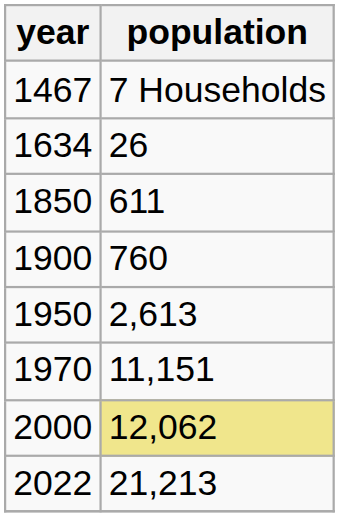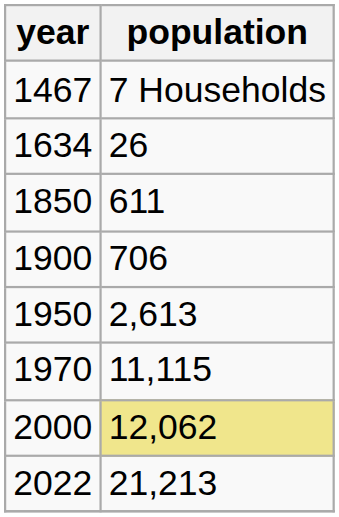(138, 257) 760 -> (138, 257) 706
(162, 370) 11,151 -> (160, 370) 11,115
